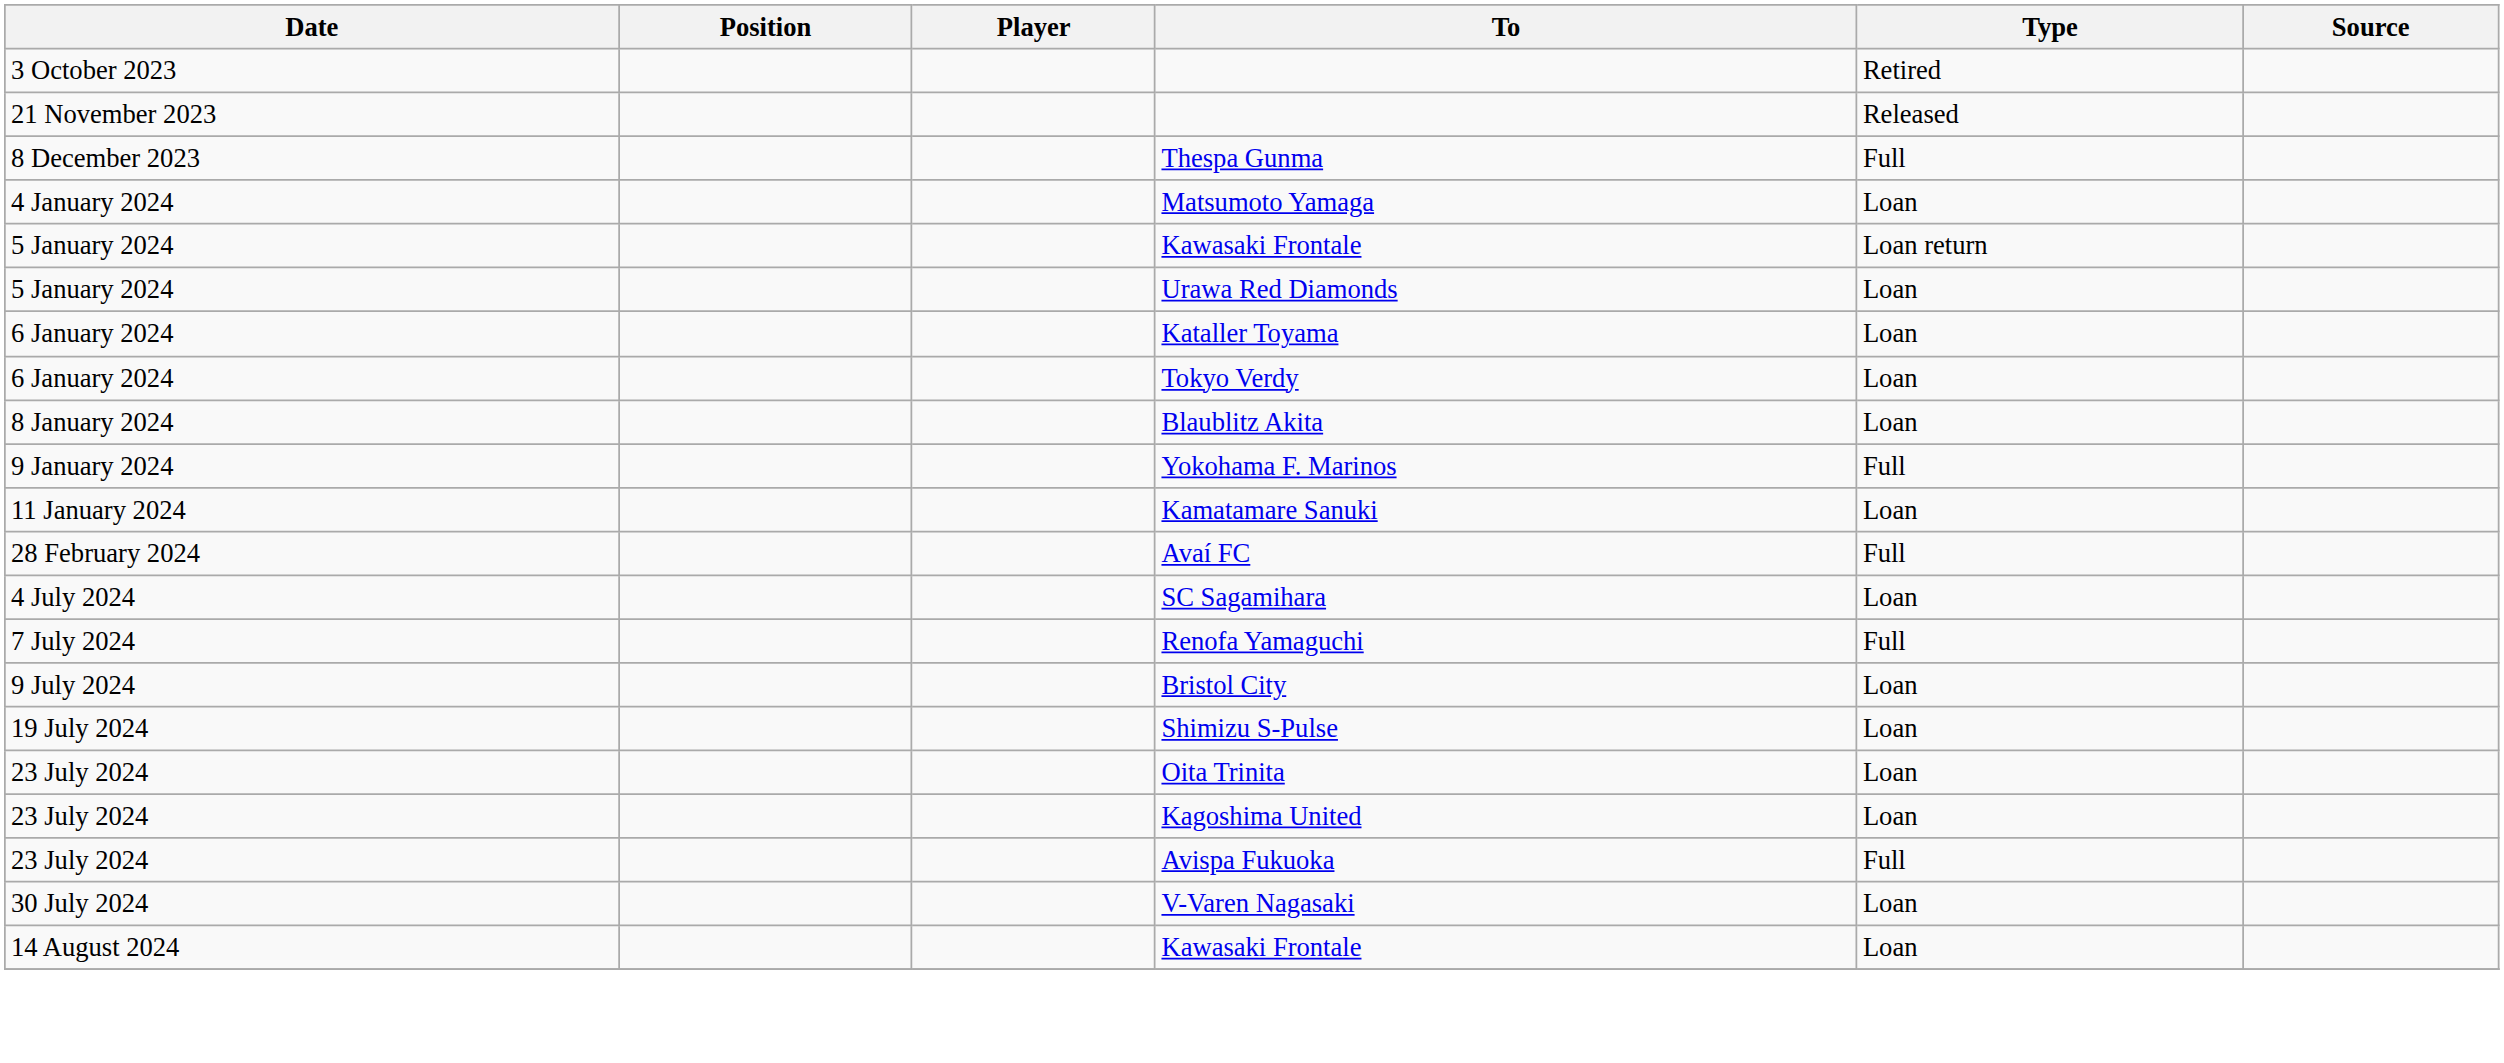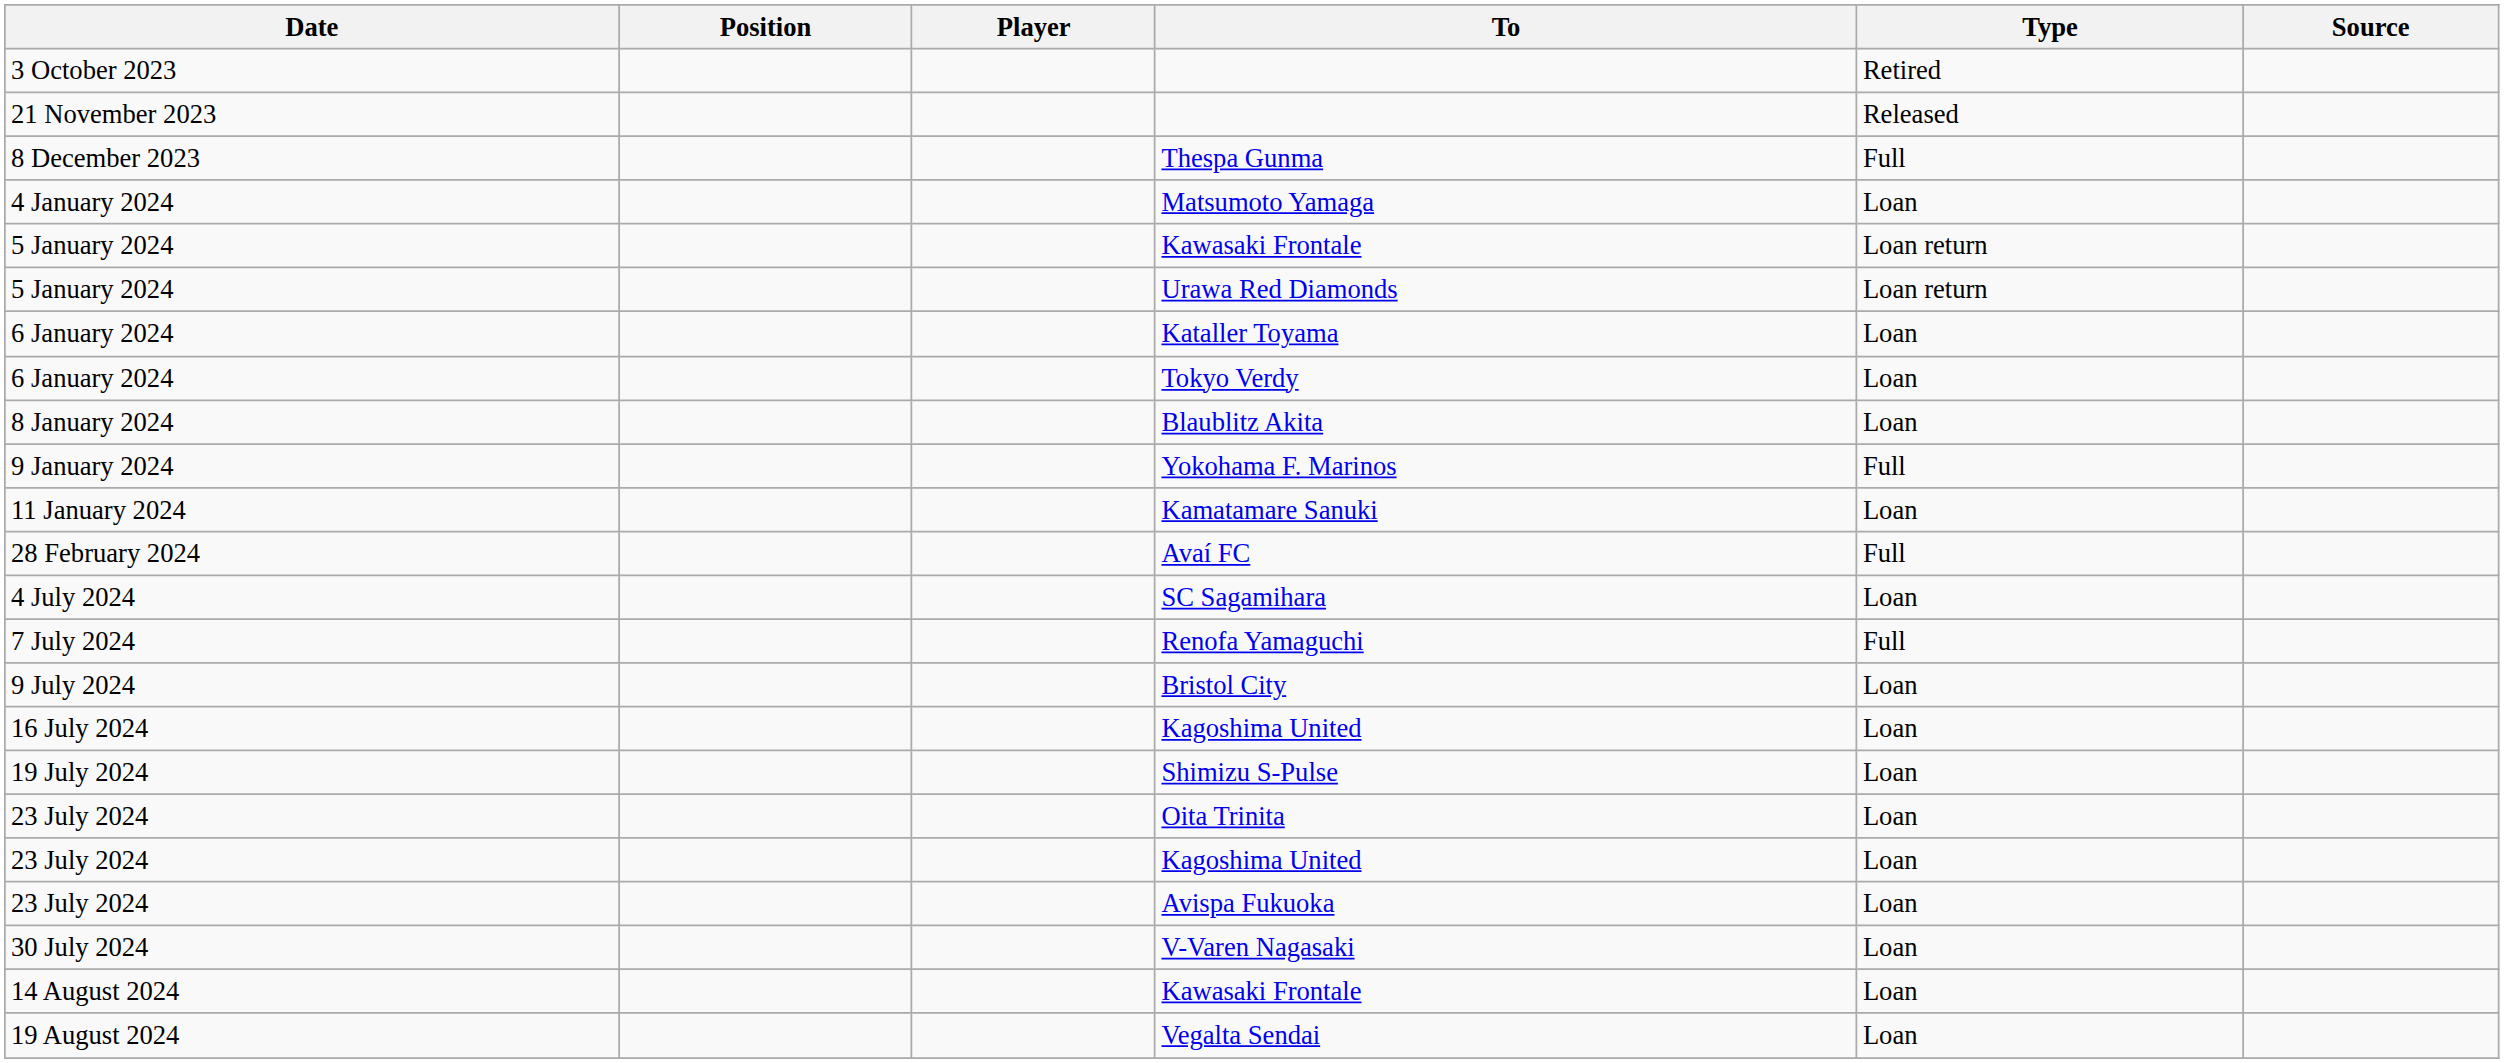(1890, 289) Loan -> (1925, 289) Loan return
+ row: (80, 728)
(1884, 859) Full -> (1890, 903) Loan
+ row: (95, 1035)
